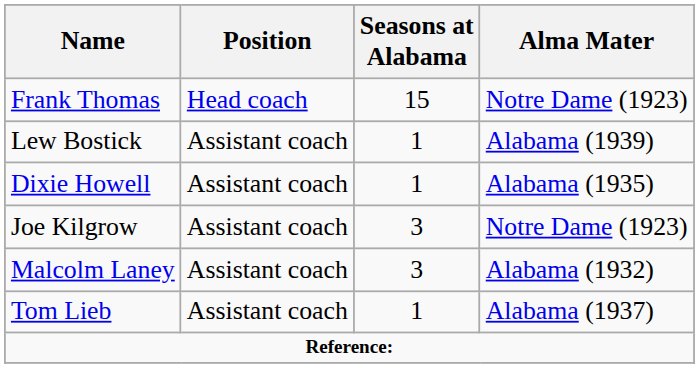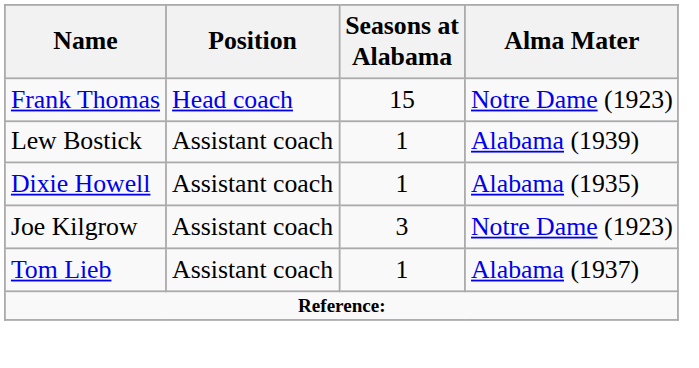- row: (93, 269)
